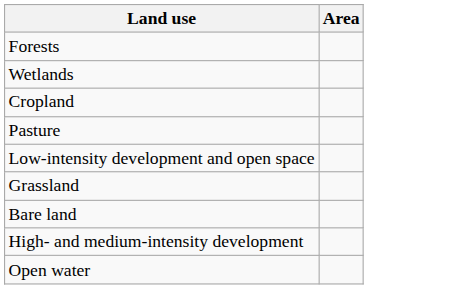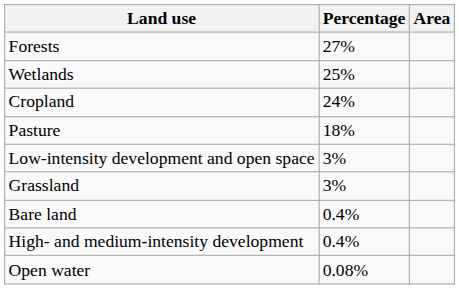+ column: (364, 18)
